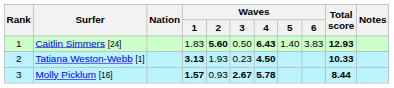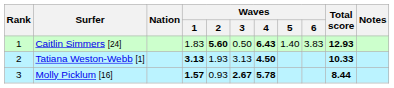(242, 59) 0.23 -> (242, 59) 3.13
